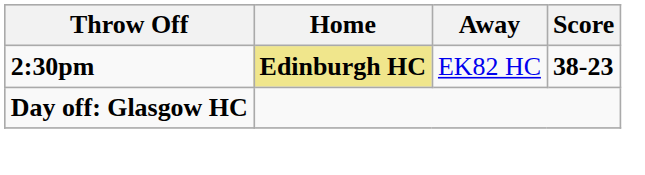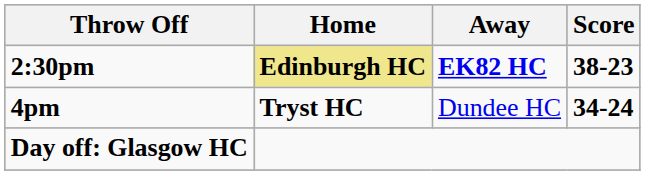(489, 66) normal -> (492, 66) bold
+ row: (35, 107)
